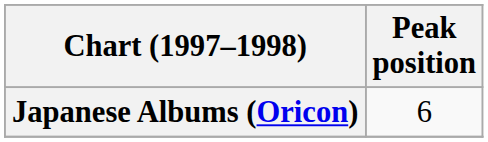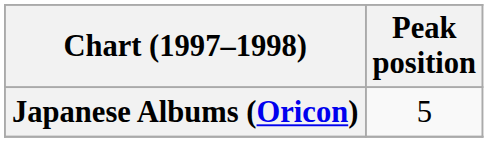(424, 111) 6 -> (424, 111) 5
